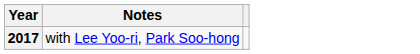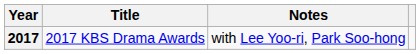+ column: (125, 15)
